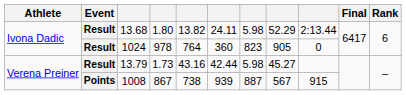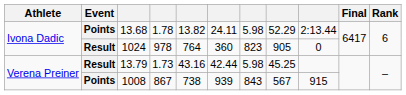(100, 30) Result -> (100, 30) Points
(163, 30) 1.80 -> (163, 30) 1.78
(282, 64) 45.27 -> (282, 64) 45.25
(253, 82) 887 -> (253, 82) 843
